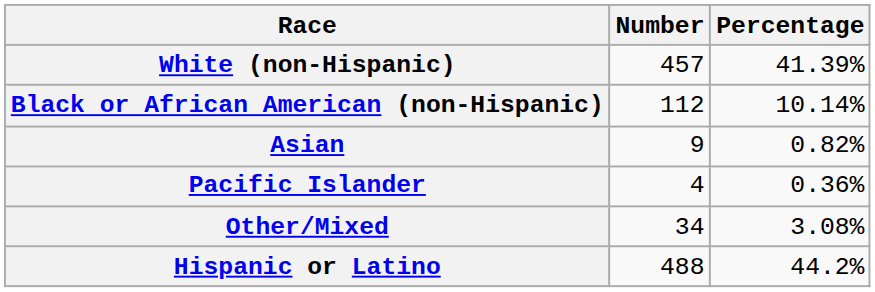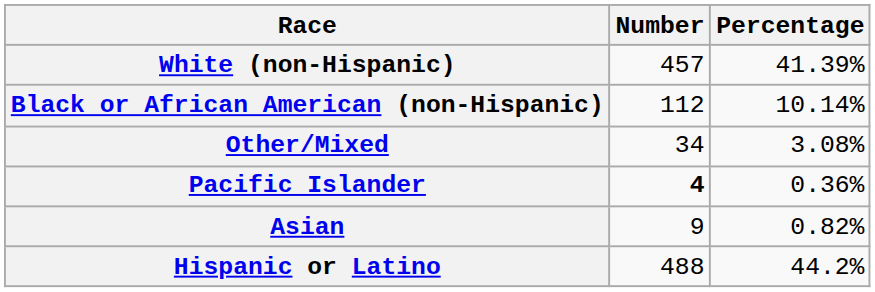rows swapped: (307, 146) <-> (307, 226)
(697, 186) normal -> (697, 186) bold
